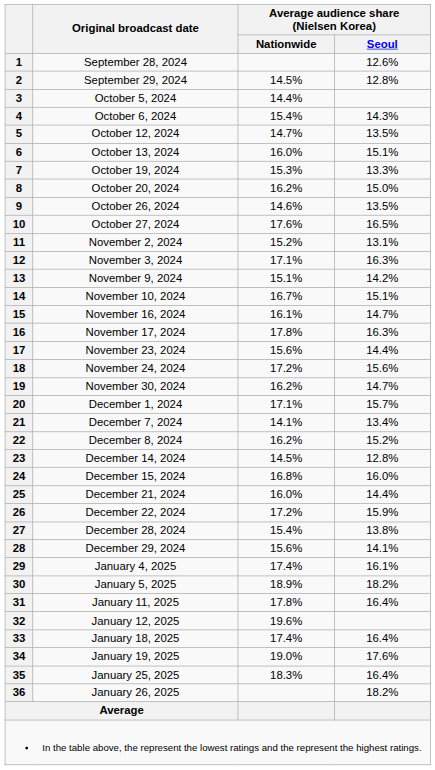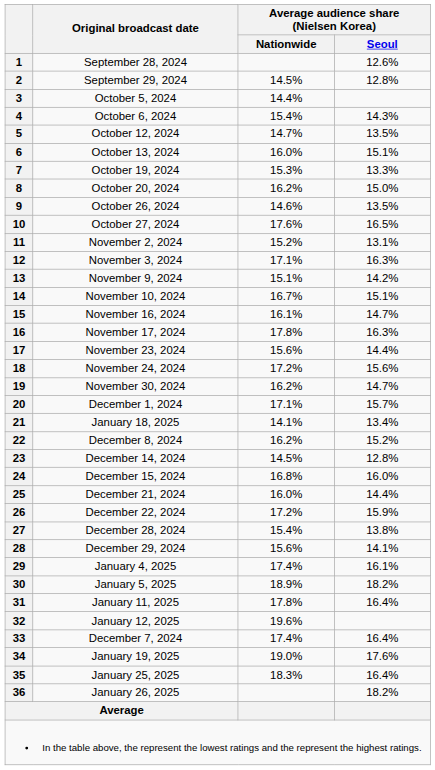(135, 422) December 7, 2024 -> (135, 422) January 18, 2025
(135, 638) January 18, 2025 -> (135, 638) December 7, 2024
